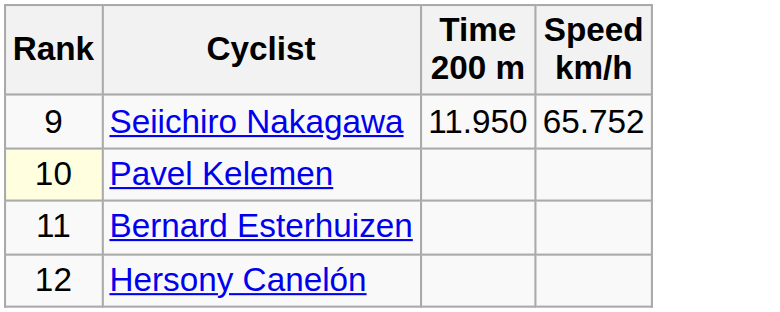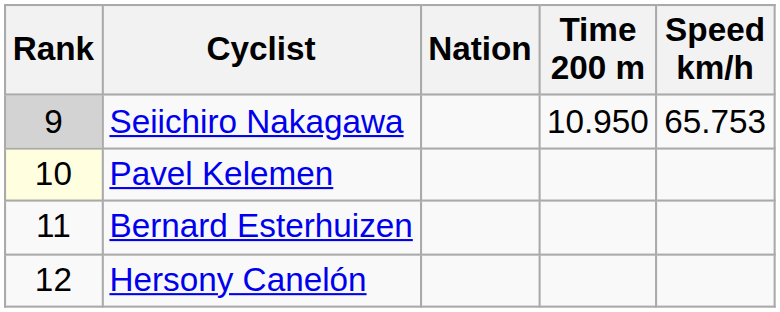+ column: (480, 49)
(53, 121) no background -> (53, 121) lightgrey background
(478, 121) 11.950 -> (598, 121) 10.950
(594, 121) 65.752 -> (715, 121) 65.753
